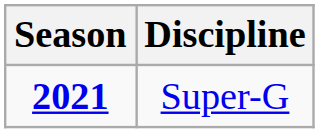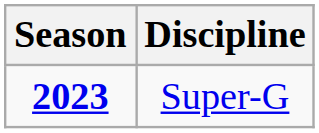(70, 95) 2021 -> (70, 95) 2023
